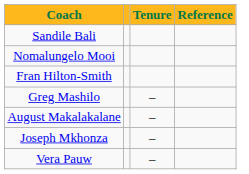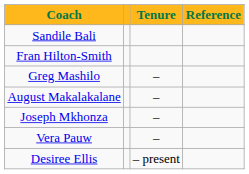- row: (64, 55)
+ row: (64, 158)
